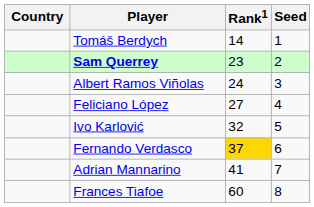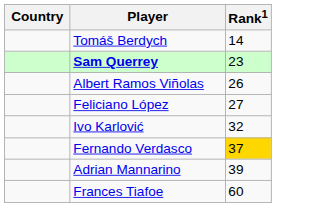- column: (290, 17)
(236, 83) 24 -> (236, 83) 26
(236, 169) 41 -> (236, 169) 39
